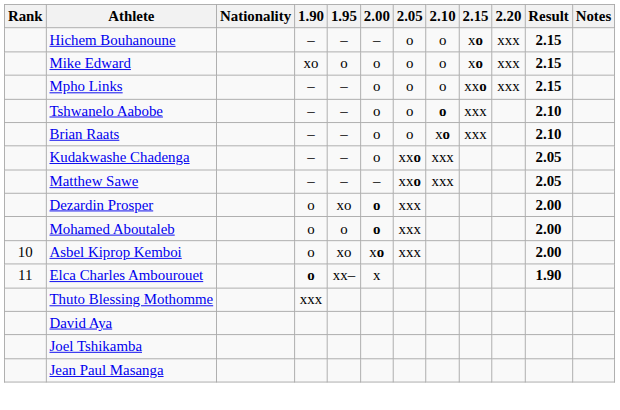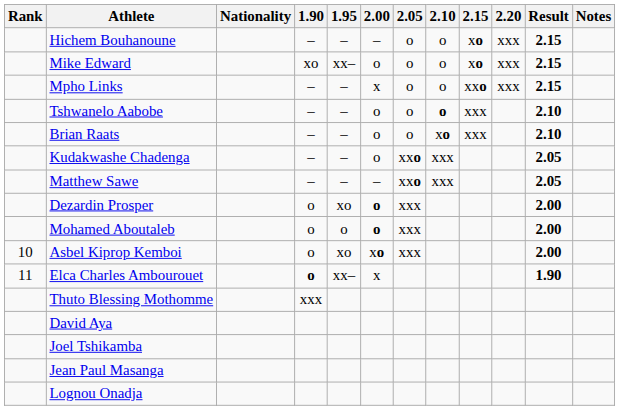(344, 63) o -> (344, 63) xx–
(377, 87) o -> (377, 87) x
+ row: (96, 393)
